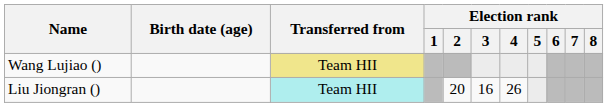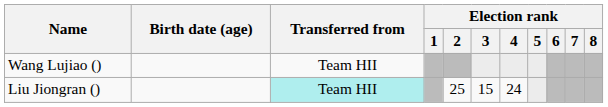(348, 65) khaki background -> (348, 65) no background
(457, 89) 20 -> (457, 89) 25
(486, 89) 16 -> (486, 89) 15
(514, 89) 26 -> (514, 89) 24
